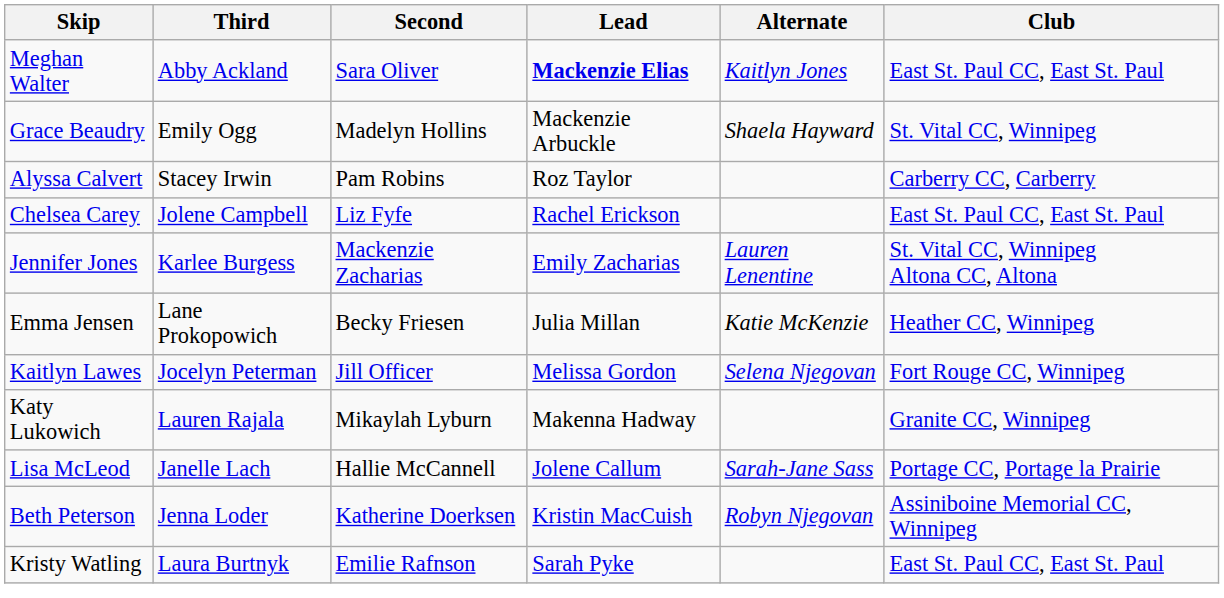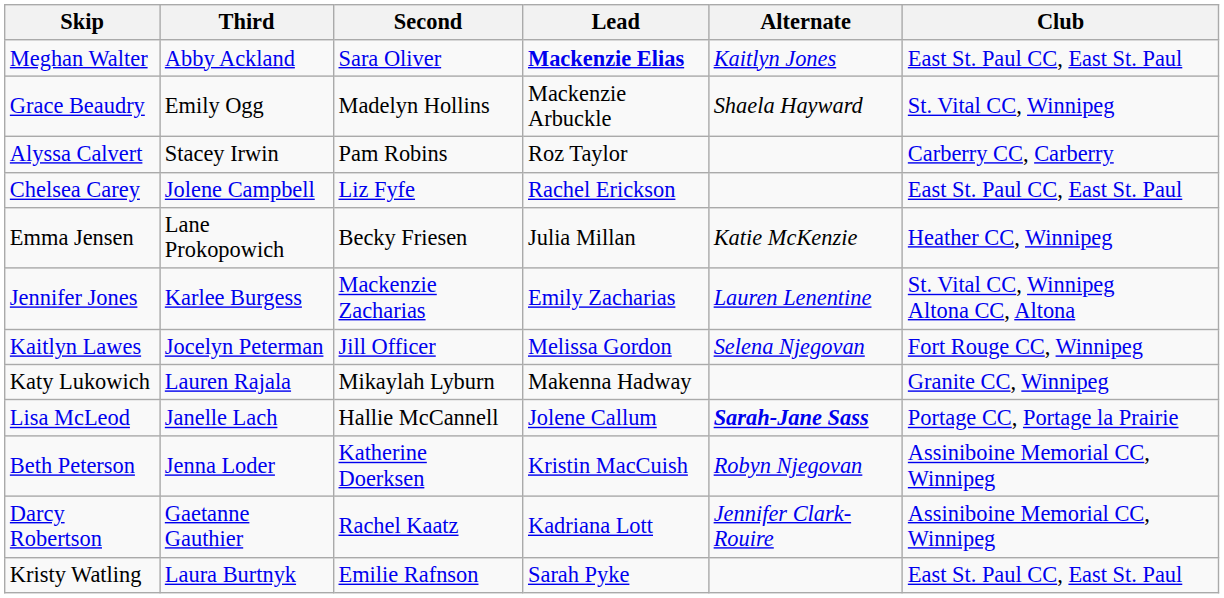rows swapped: (72, 323) <-> (74, 262)
(799, 467) normal -> (791, 417) bold
+ row: (56, 526)
